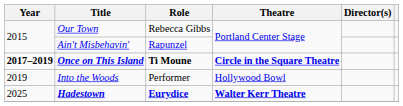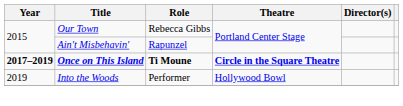- row: (81, 93)
